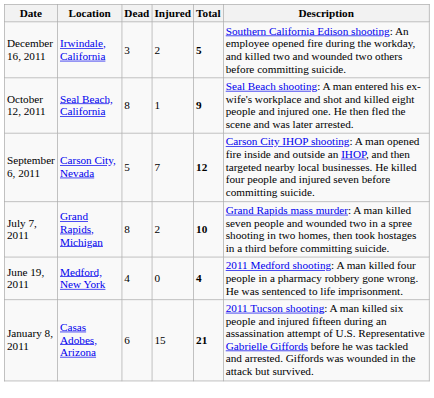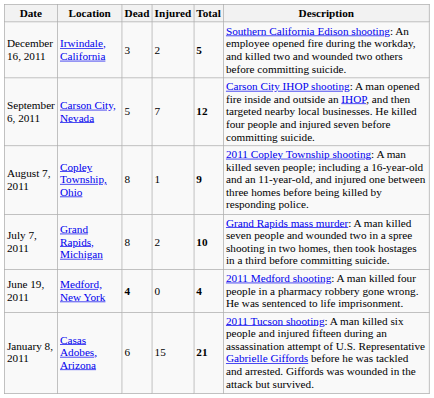- row: (26, 105)
+ row: (29, 180)
(127, 278) normal -> (127, 291) bold
